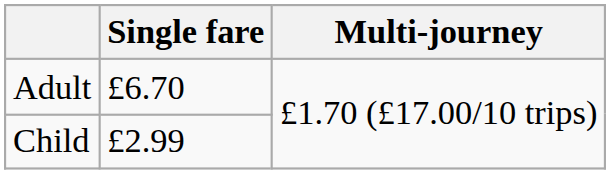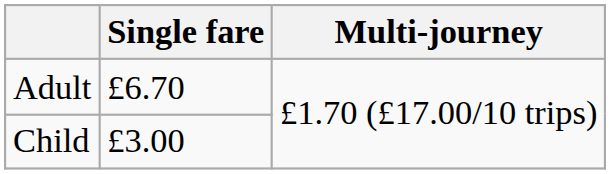(146, 140) £2.99 -> (146, 140) £3.00
